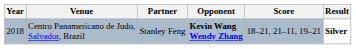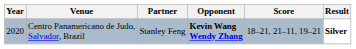(15, 31) 2018 -> (15, 31) 2020
